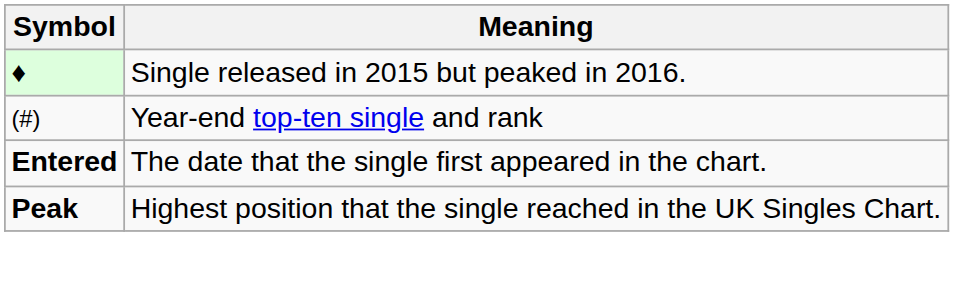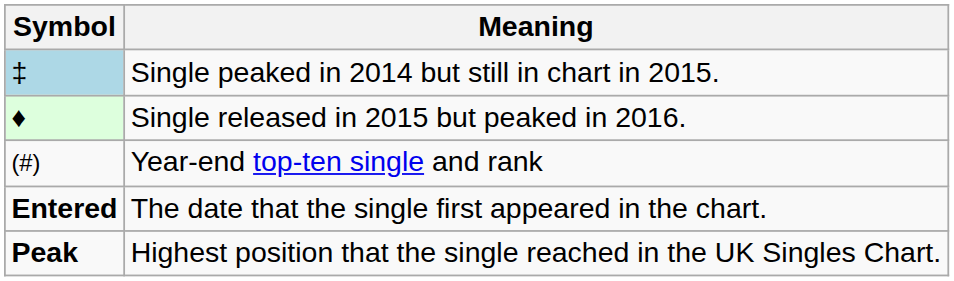+ row: (425, 72)
